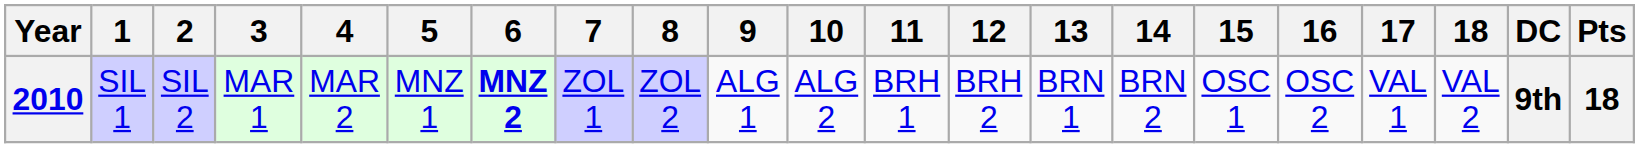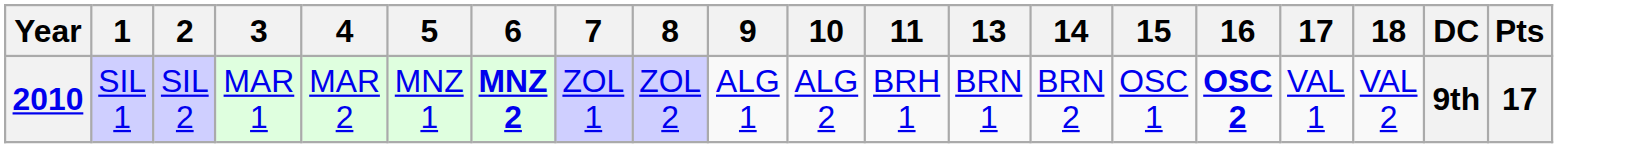- column: (989, 31)
(1320, 99) normal -> (1238, 99) bold
(1602, 99) 18 -> (1520, 99) 17
